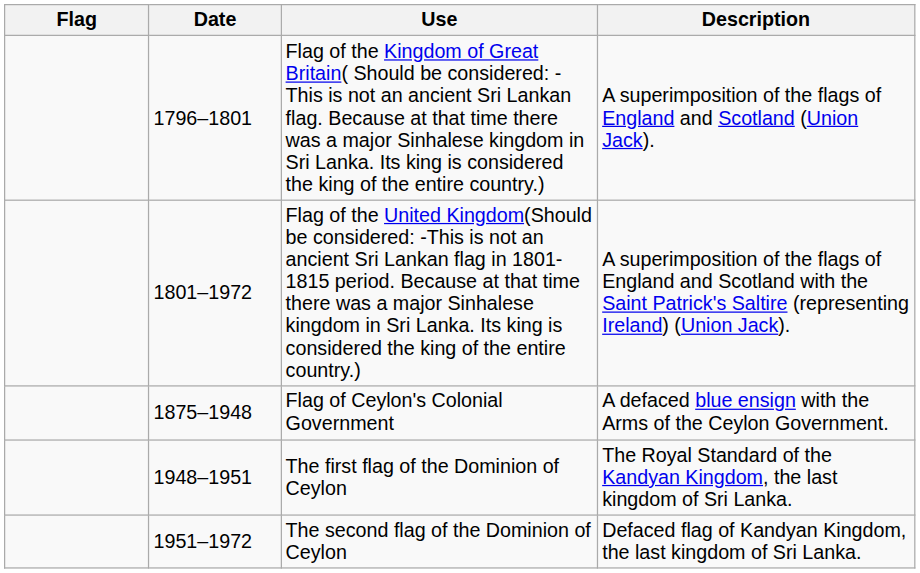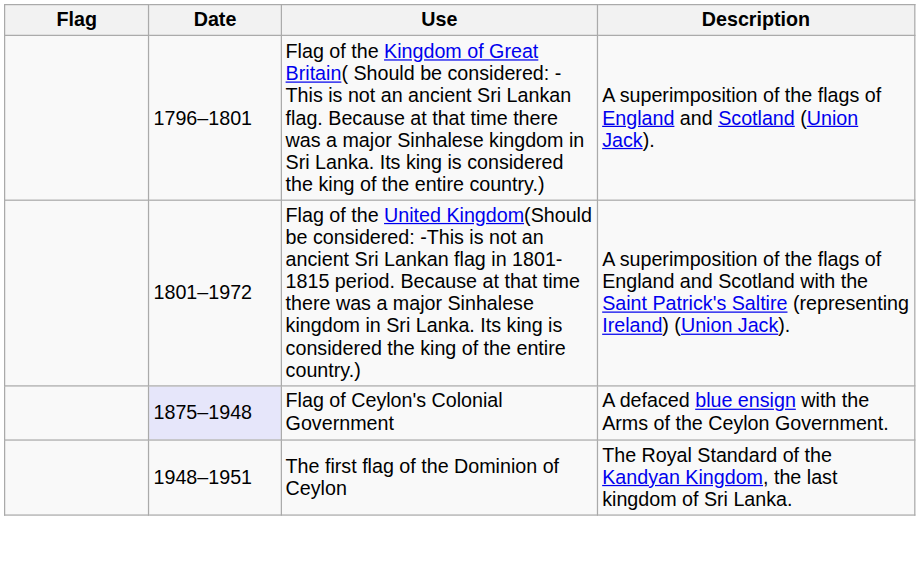(203, 412) no background -> (203, 412) lavender background
- row: (438, 541)
